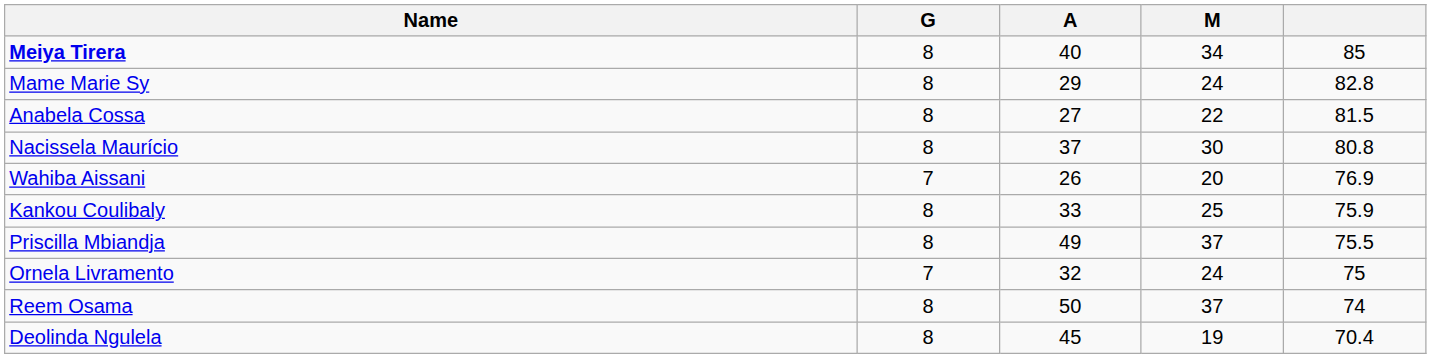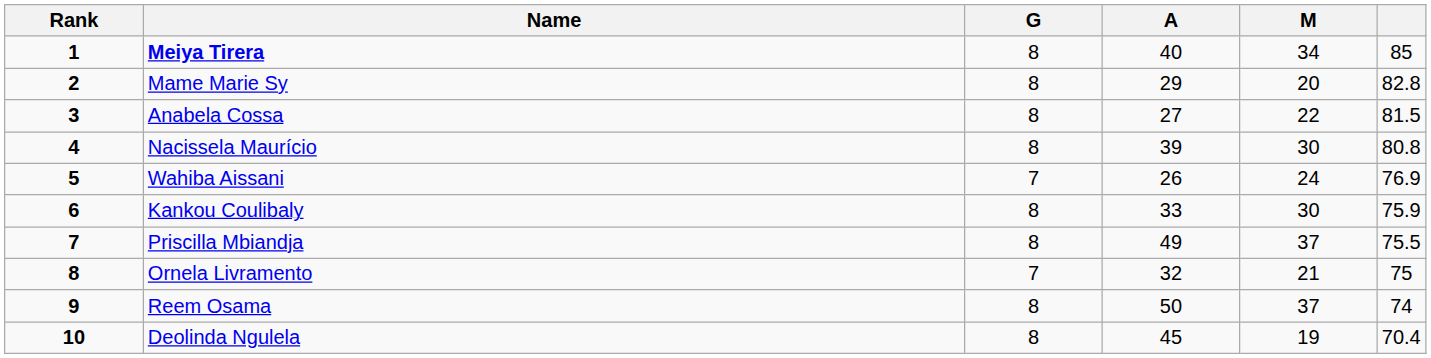+ column: (74, 20)
(1212, 83) 24 -> (1308, 83) 20
(1070, 147) 37 -> (1171, 147) 39
(1212, 178) 20 -> (1308, 178) 24
(1212, 210) 25 -> (1308, 210) 30
(1212, 274) 24 -> (1308, 274) 21
